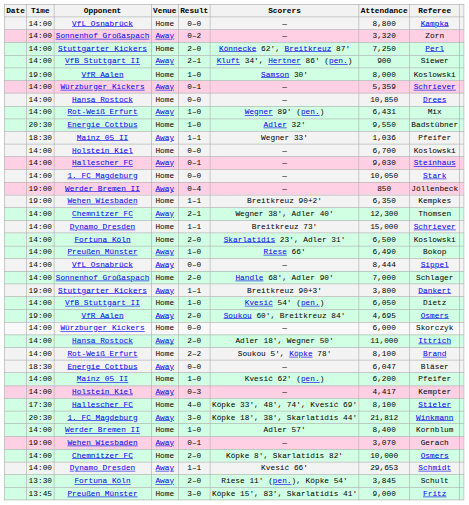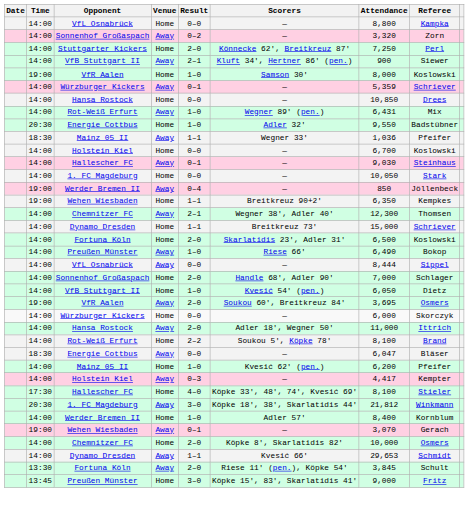- row: (103, 290)
(384, 316) 4,695 -> (384, 303) 3,695
